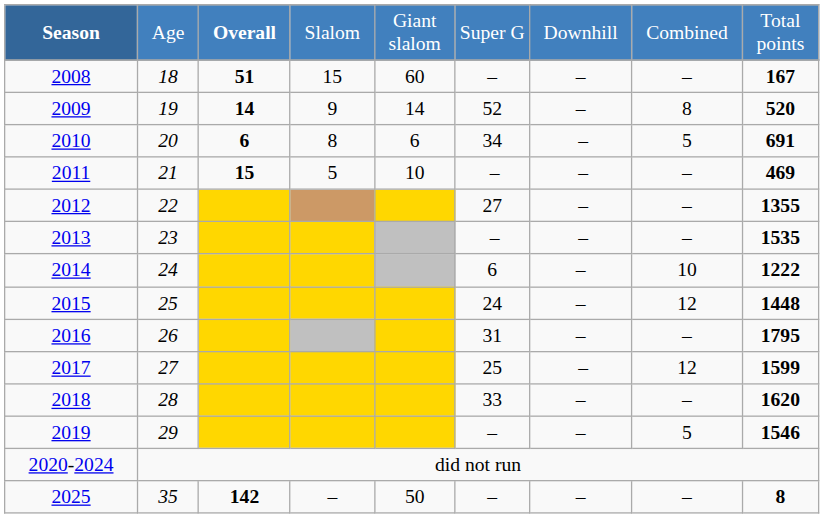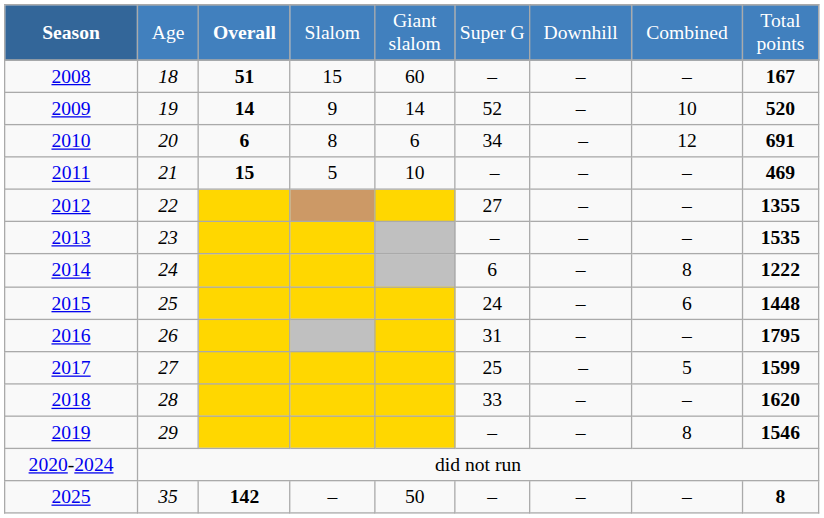(687, 108) 8 -> (687, 108) 10
(687, 141) 5 -> (687, 141) 12
(687, 270) 10 -> (687, 270) 8
(687, 302) 12 -> (687, 302) 6
(687, 367) 12 -> (687, 367) 5
(687, 432) 5 -> (687, 432) 8
